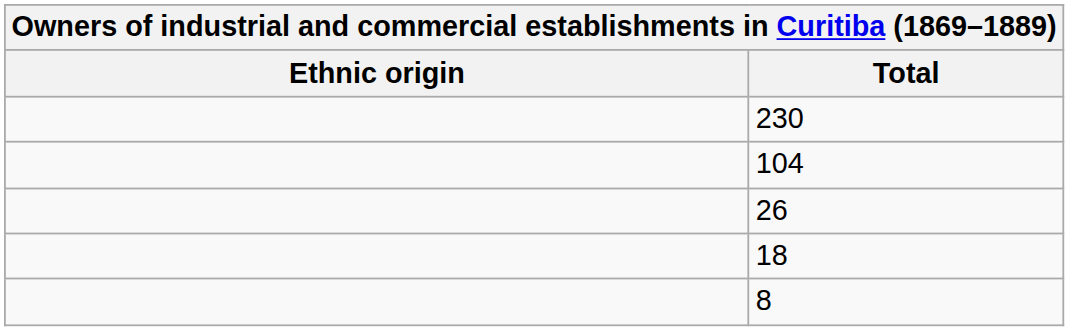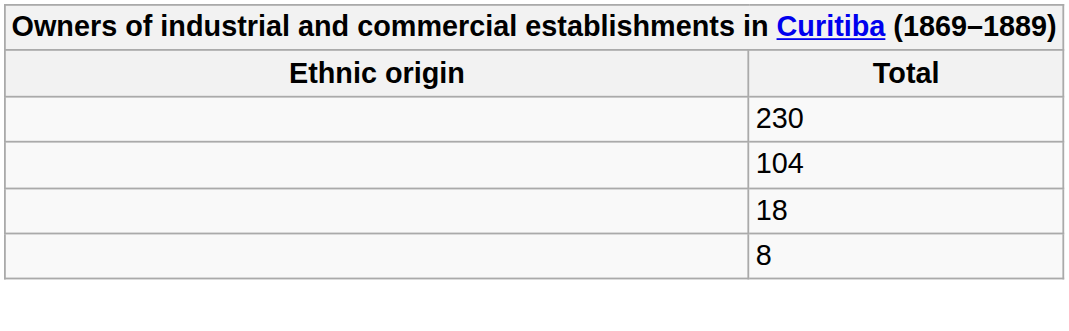- row: (772, 210)
